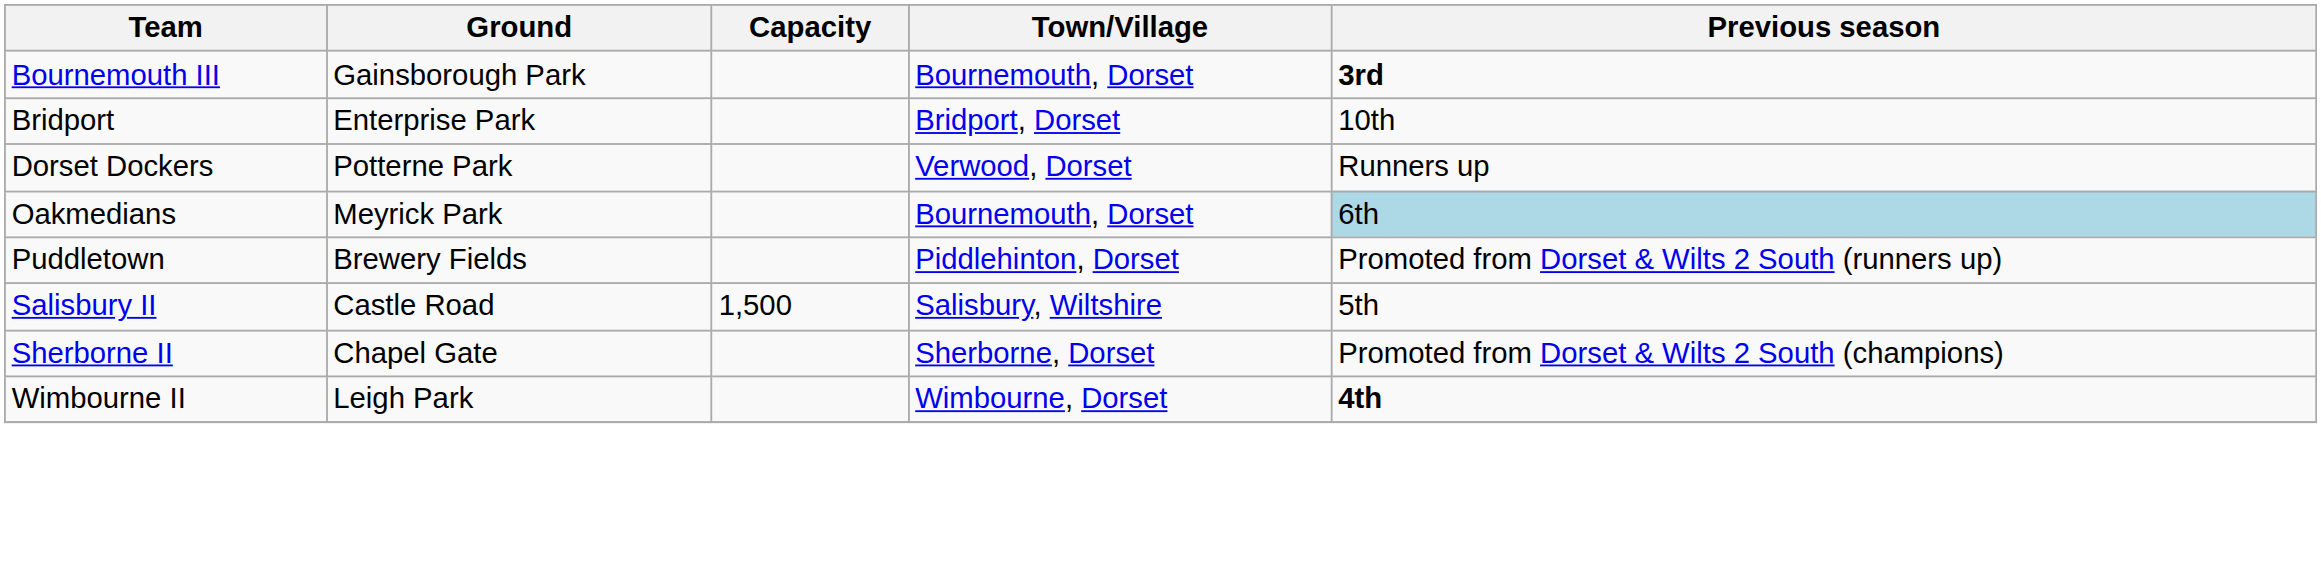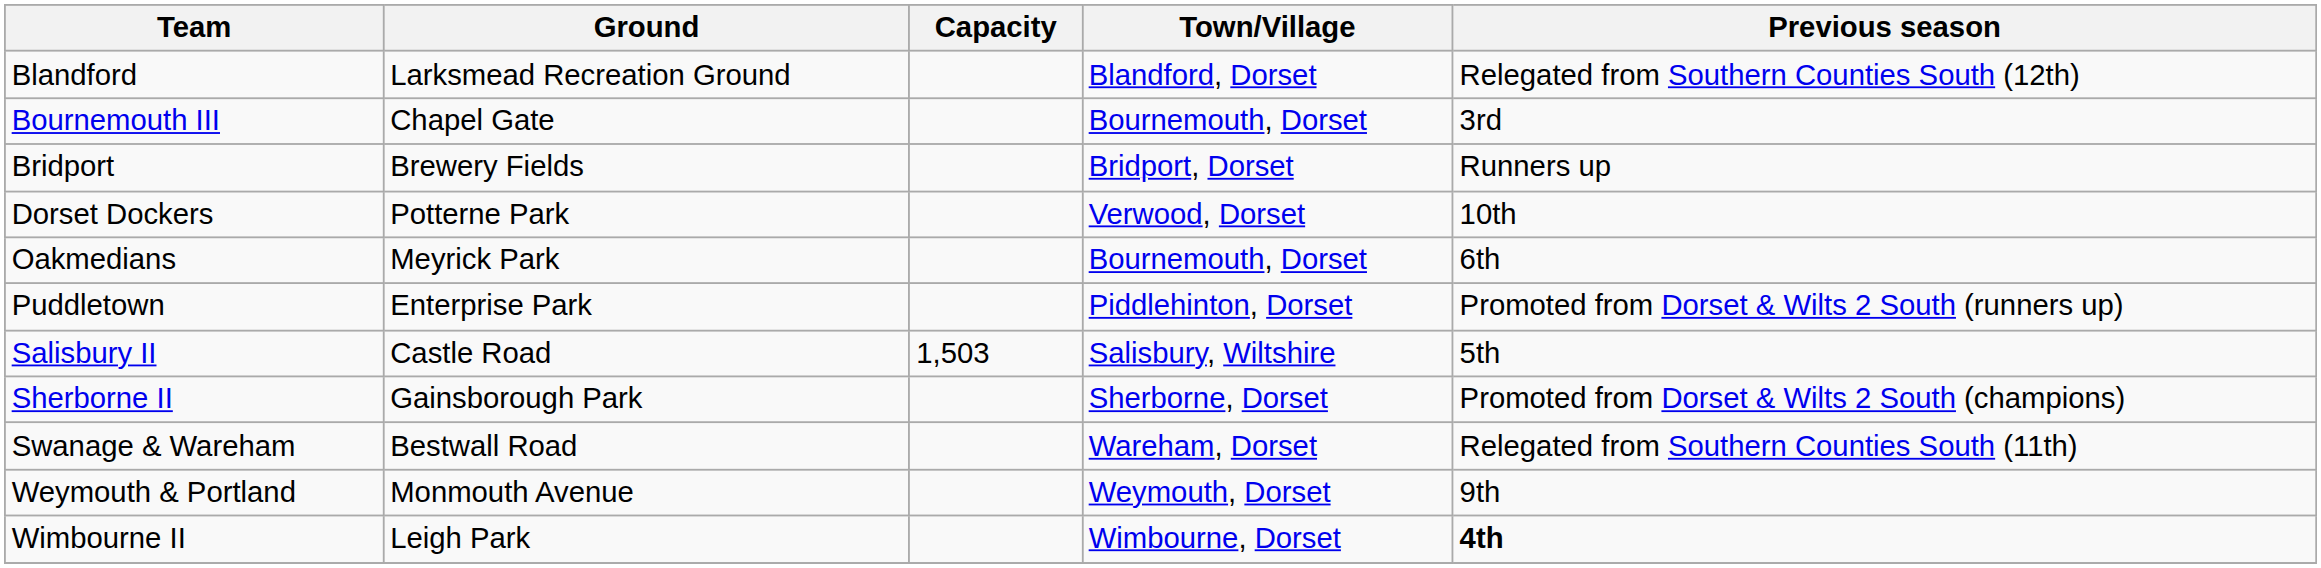+ row: (74, 74)
(459, 74) Gainsborough Park -> (472, 120) Chapel Gate
(1361, 74) bold -> (1481, 120) normal
(434, 120) Enterprise Park -> (487, 167) Brewery Fields
(1367, 120) 10th -> (1535, 167) Runners up
(1414, 167) Runners up -> (1488, 213) 10th
(1359, 213) lightblue background -> (1480, 259) no background
(430, 259) Brewery Fields -> (491, 306) Enterprise Park
(755, 306) 1,500 -> (953, 352) 1,503
(415, 352) Chapel Gate -> (516, 399) Gainsborough Park
+ row: (154, 445)
+ row: (154, 492)
